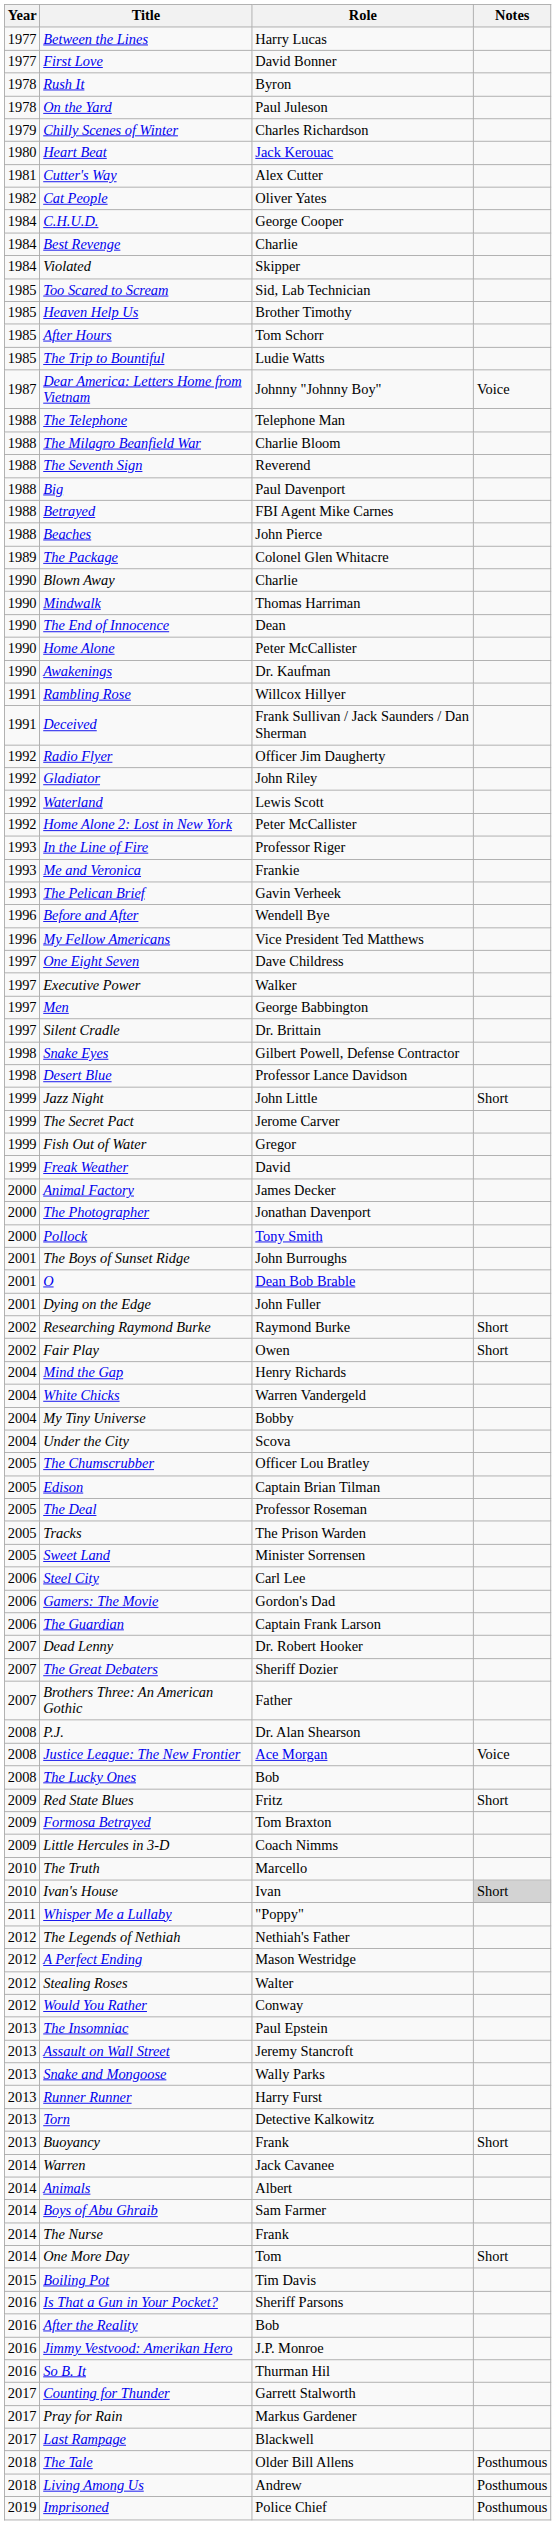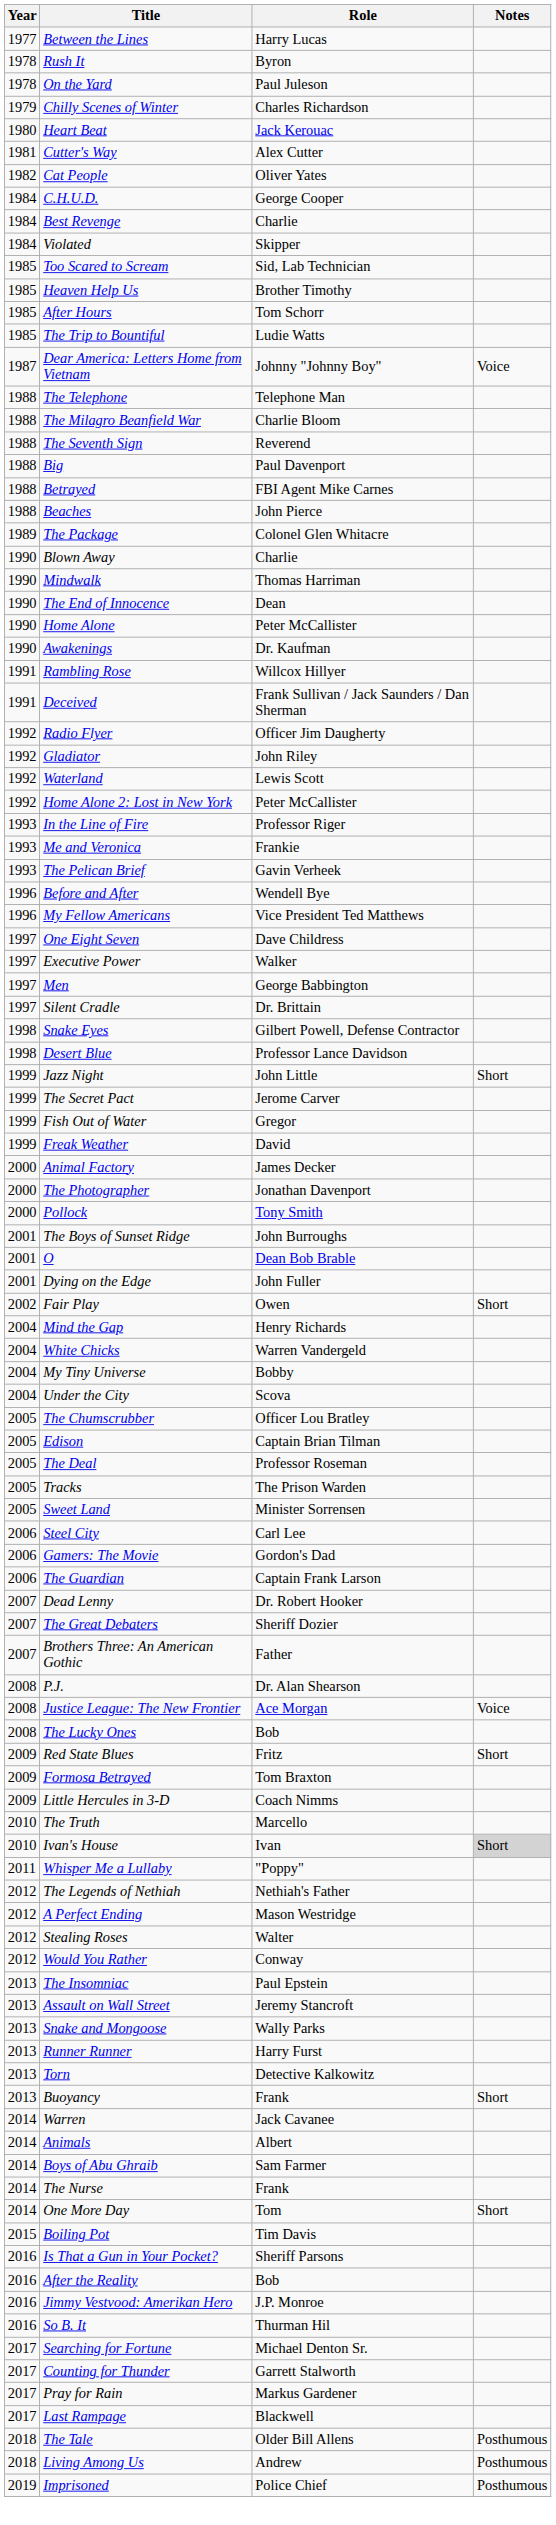- row: (73, 61)
- row: (127, 1327)
+ row: (107, 2348)
